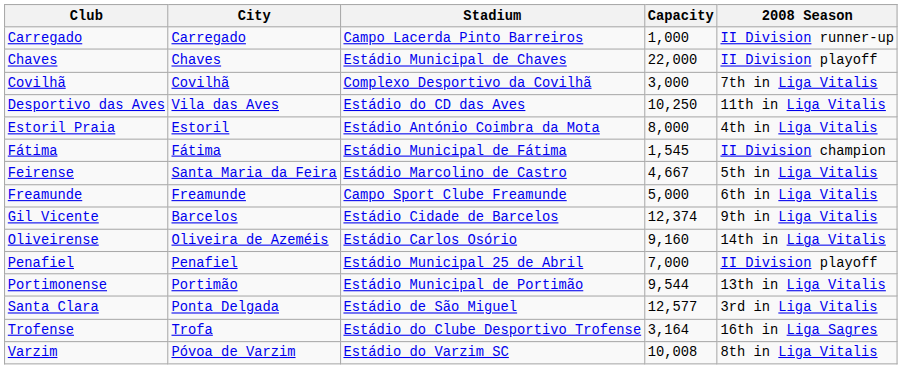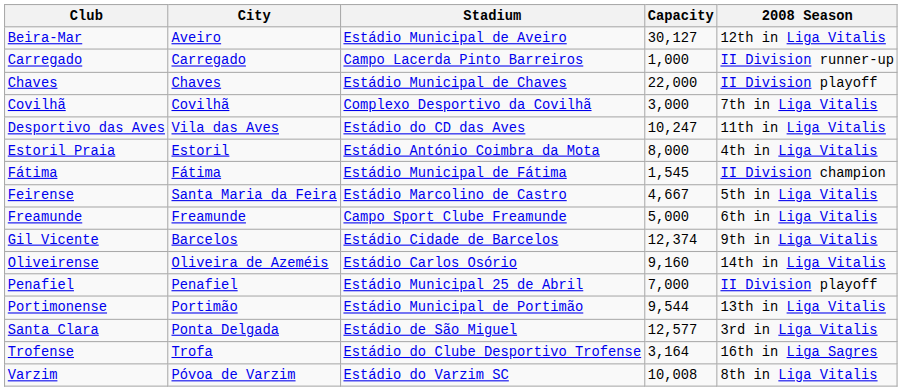+ row: (45, 38)
(673, 106) 10,250 -> (673, 128) 10,247
